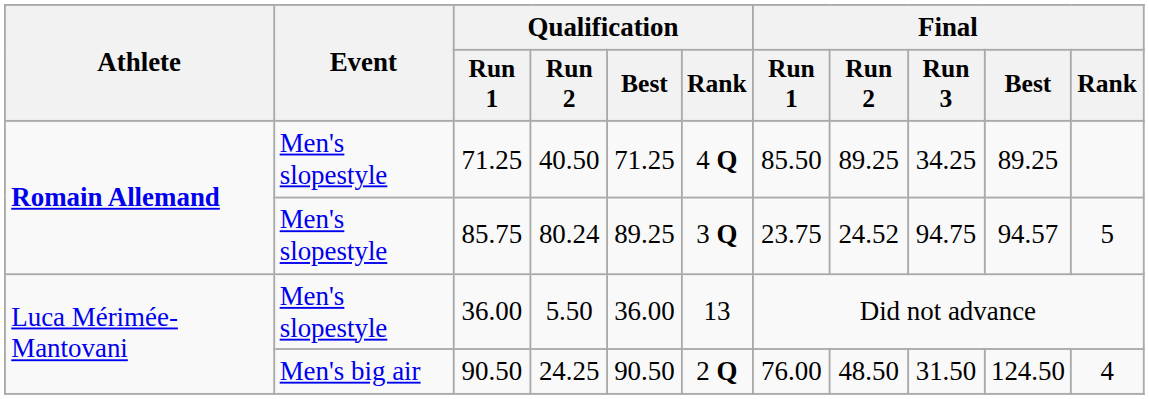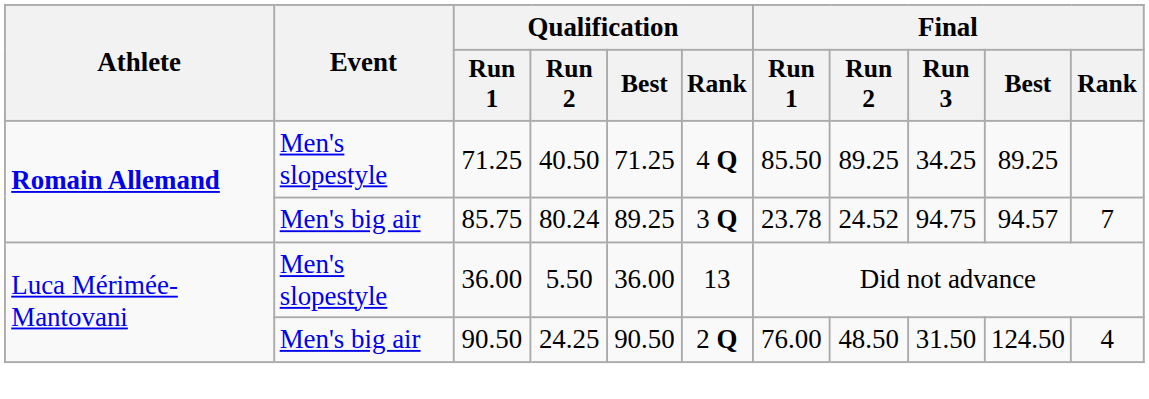(333, 235) Men's slopestyle -> (350, 219) Men's big air
(791, 235) 23.75 -> (791, 219) 23.78
(1107, 235) 5 -> (1107, 219) 7
